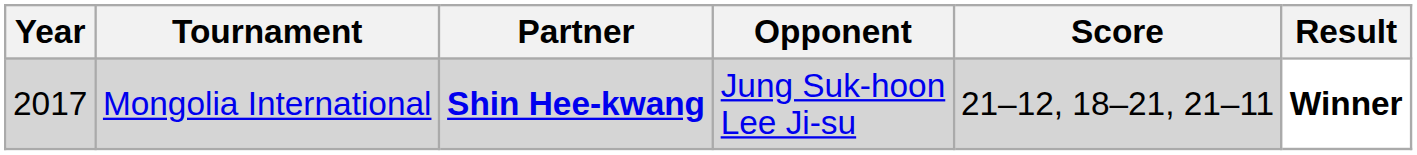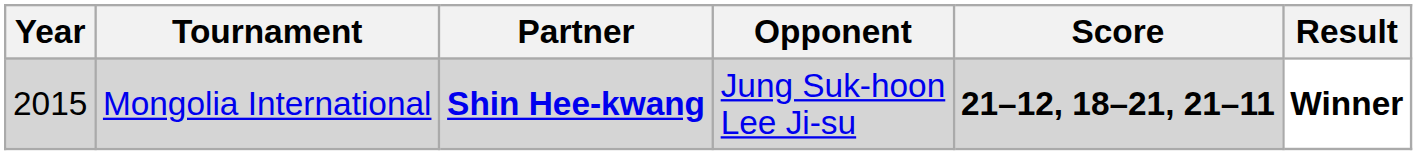(50, 103) 2017 -> (50, 103) 2015
(1118, 103) normal -> (1118, 103) bold
